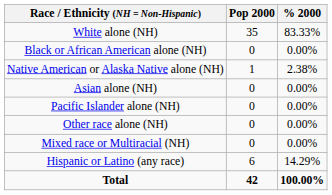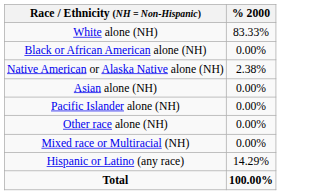- column: (252, 13)
